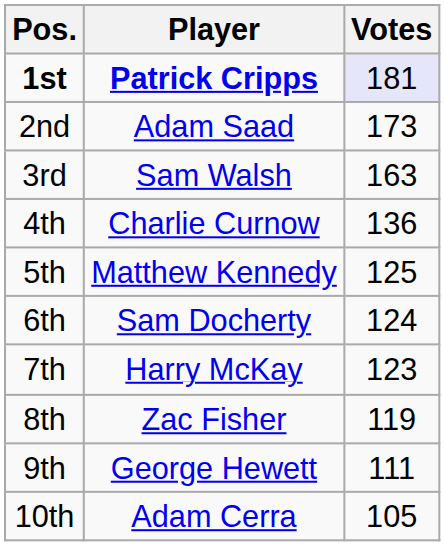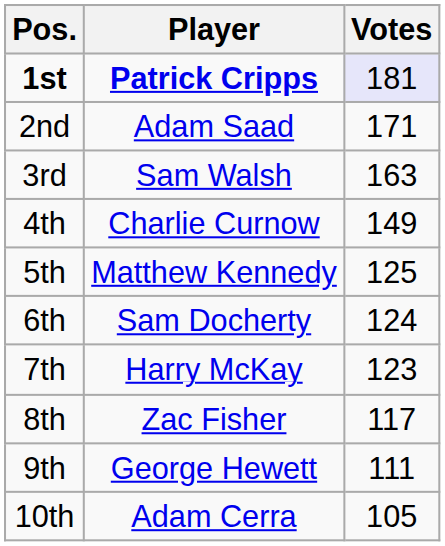(392, 127) 173 -> (392, 127) 171
(392, 224) 136 -> (392, 224) 149
(392, 418) 119 -> (392, 418) 117
